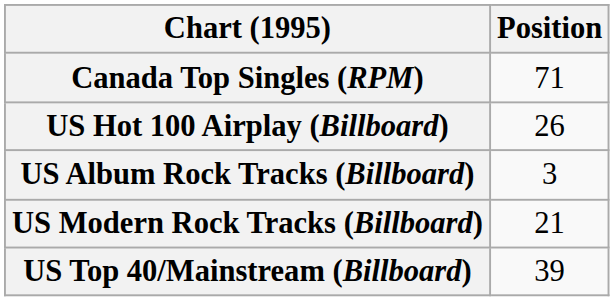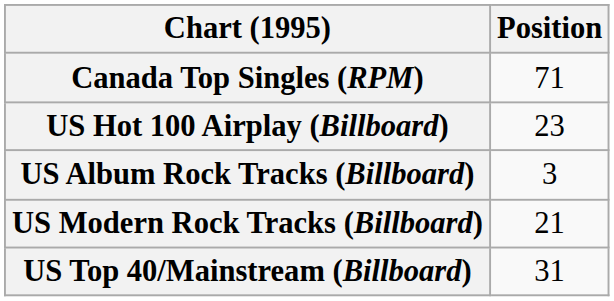(550, 125) 26 -> (550, 125) 23
(550, 271) 39 -> (550, 271) 31
